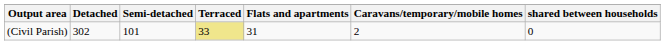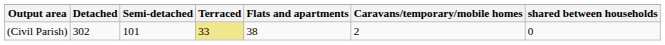(252, 31) 31 -> (252, 31) 38
